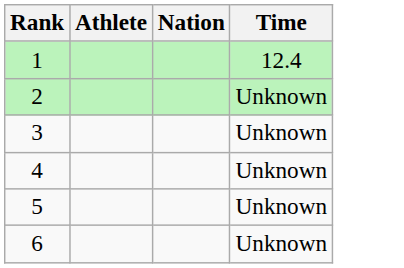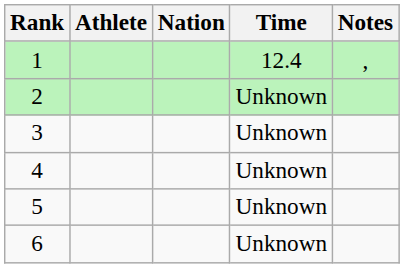+ column: (365, 22)
